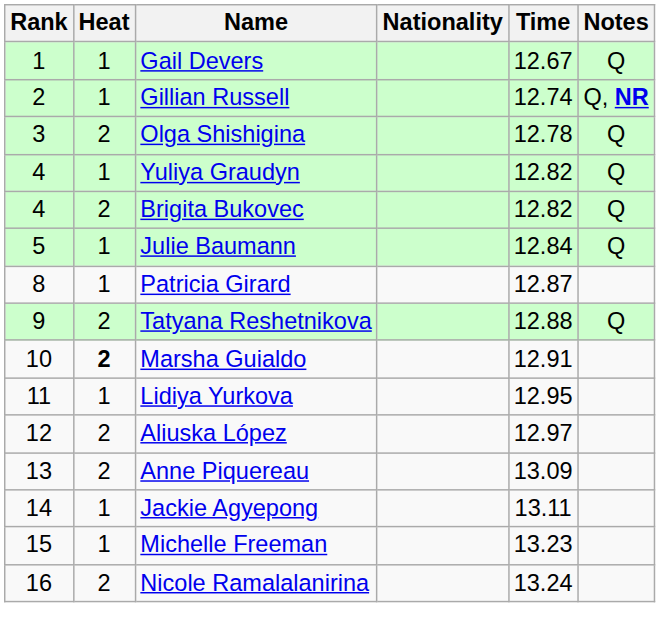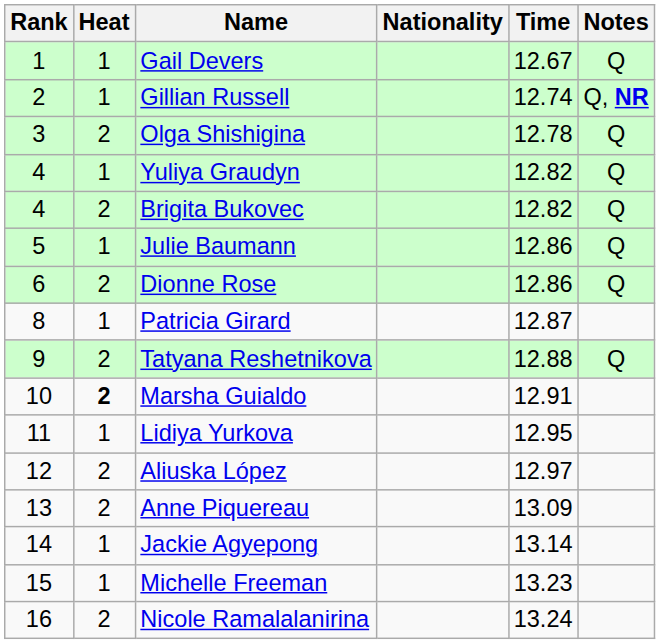(543, 246) 12.84 -> (543, 246) 12.86
+ row: (208, 284)
(543, 508) 13.11 -> (543, 545) 13.14
